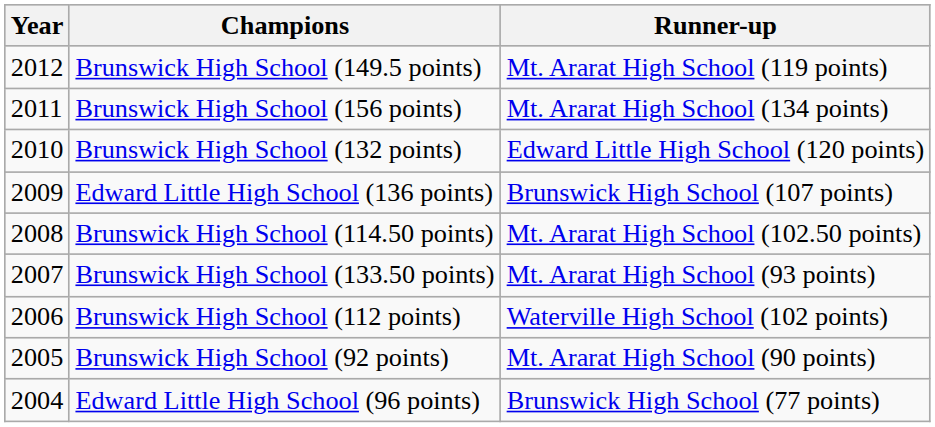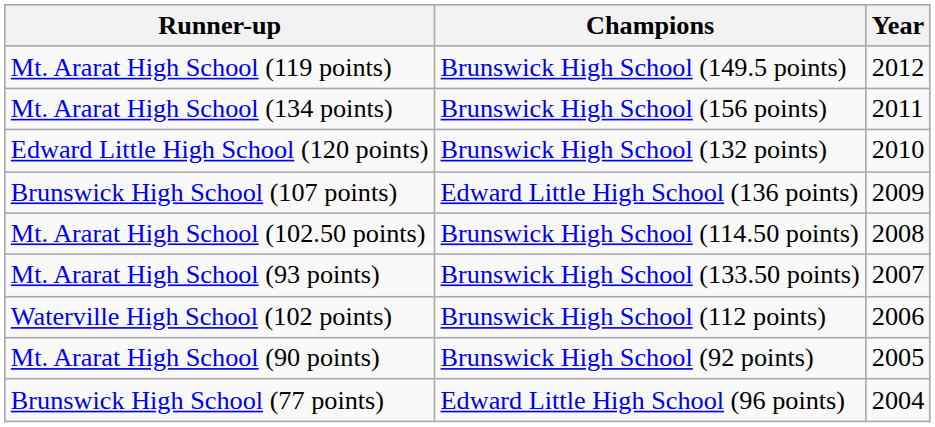columns swapped: (37, 25) <-> (715, 25)
